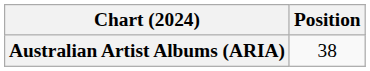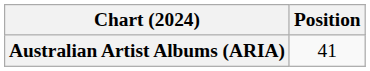(327, 50) 38 -> (327, 50) 41
